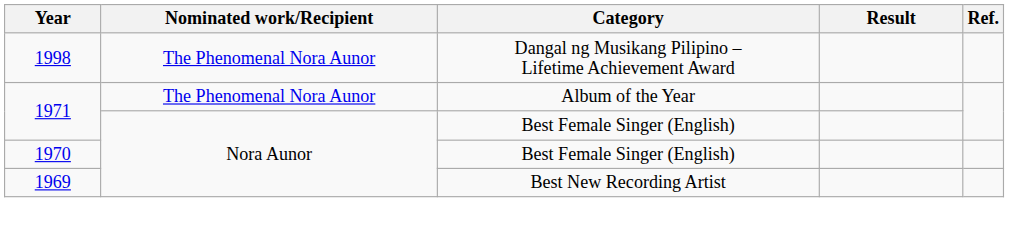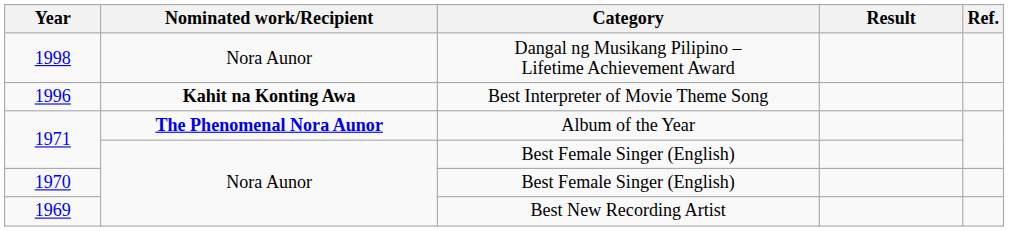(269, 57) The Phenomenal Nora Aunor -> (269, 57) Nora Aunor
+ row: (53, 96)
(269, 96) normal -> (269, 125) bold
